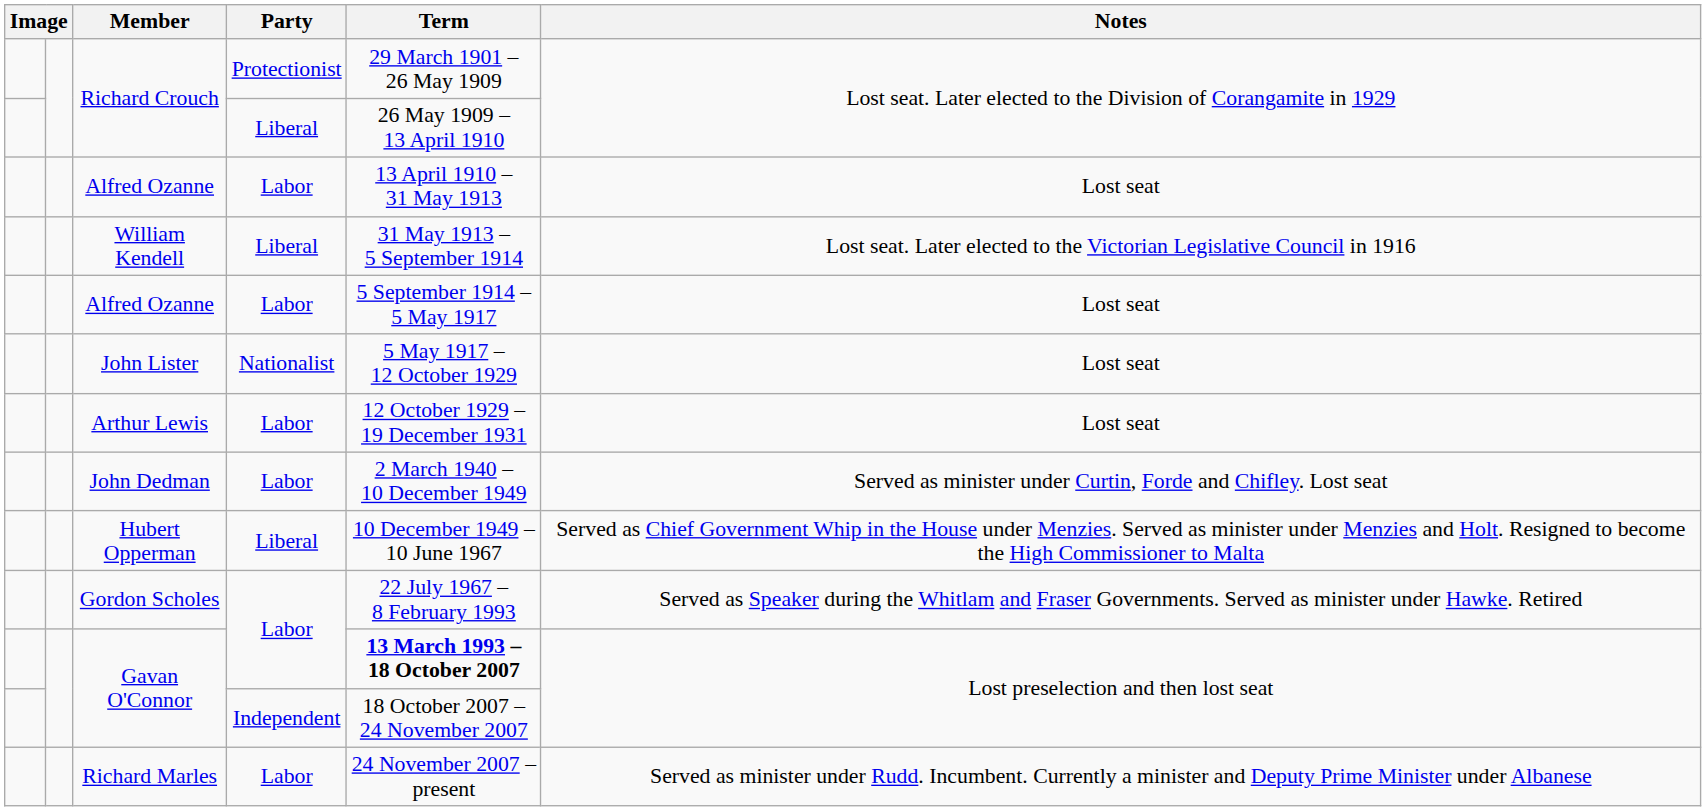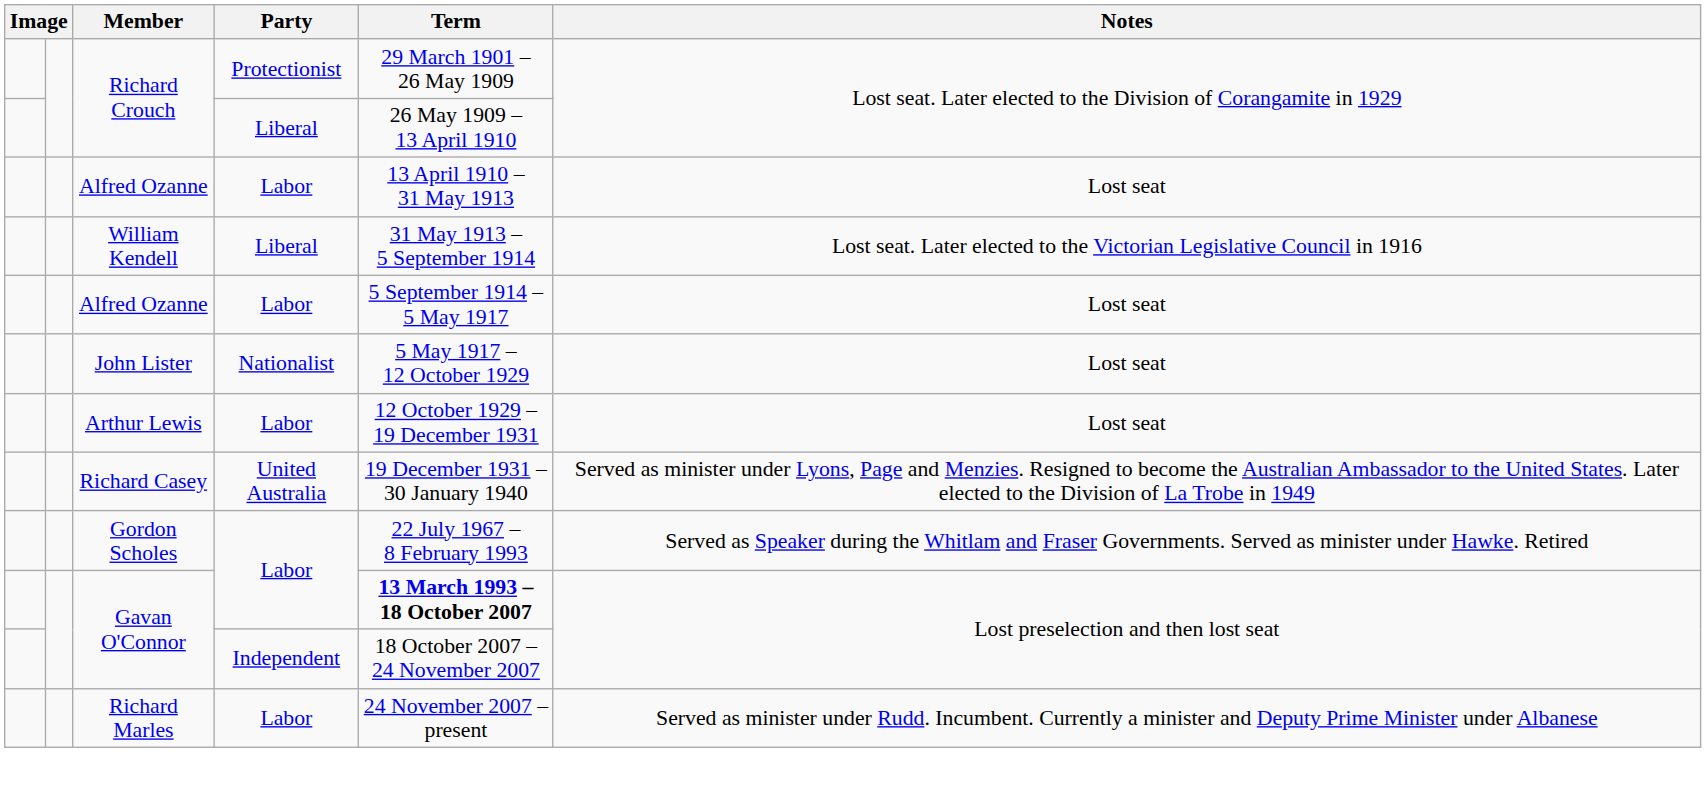+ row: (143, 481)
- row: (150, 481)
- row: (150, 540)
